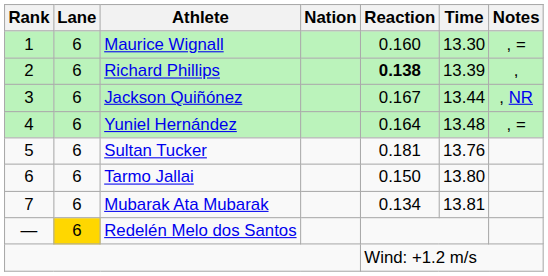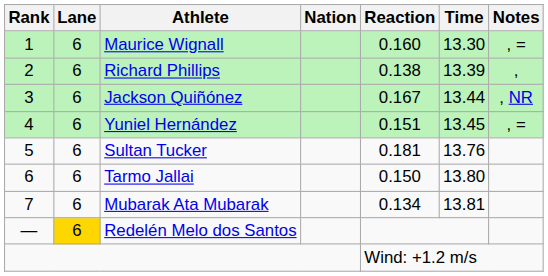(400, 71) bold -> (400, 71) normal
(400, 124) 0.164 -> (400, 124) 0.151
(464, 124) 13.48 -> (464, 124) 13.45
